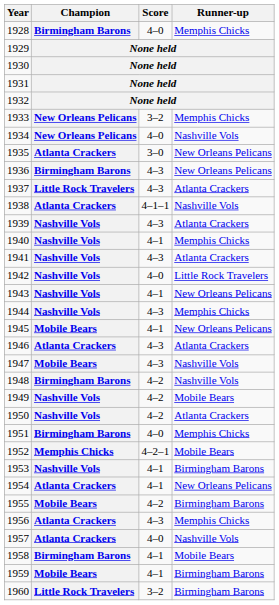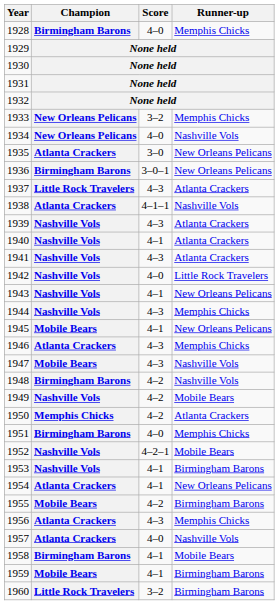(155, 170) 4–3 -> (155, 170) 3–0–1
(212, 240) Memphis Chicks -> (211, 240) Atlanta Crackers
(211, 345) Atlanta Crackers -> (212, 345) Memphis Chicks
(67, 415) Nashville Vols -> (74, 415) Memphis Chicks
(74, 450) Memphis Chicks -> (67, 450) Nashville Vols
